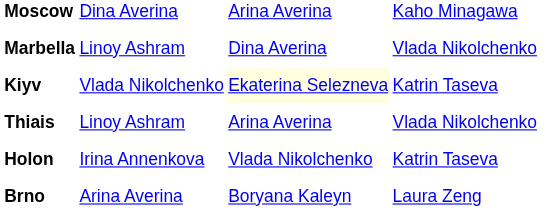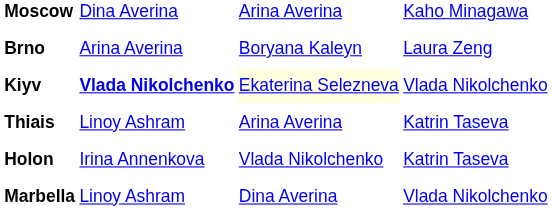rows swapped: (40, 48) <-> (25, 196)
(152, 85) normal -> (157, 85) bold
(445, 85) Katrin Taseva -> (475, 85) Vlada Nikolchenko
(465, 122) Vlada Nikolchenko -> (456, 122) Katrin Taseva
